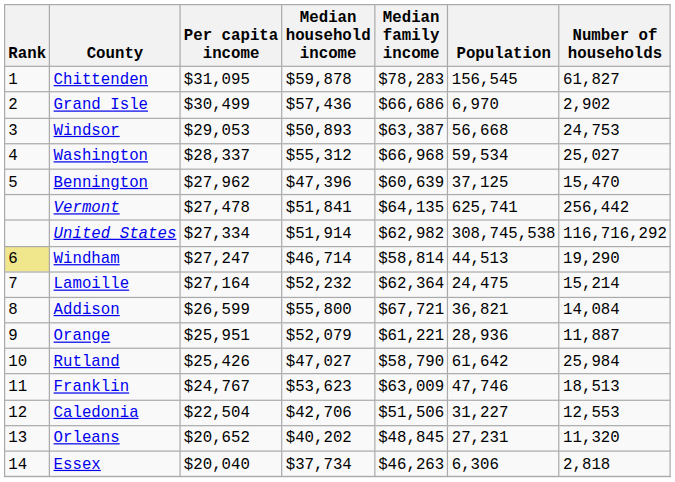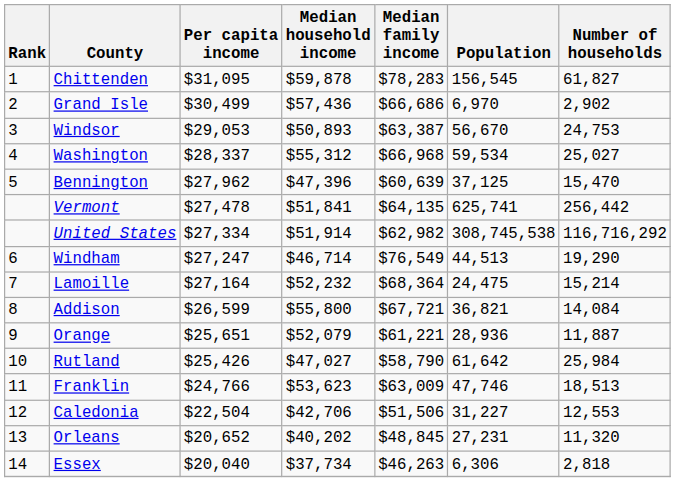(480, 131) 56,668 -> (480, 131) 56,670
(13, 259) khaki background -> (13, 259) no background
(411, 259) $58,814 -> (411, 259) $76,549
(411, 284) $62,364 -> (411, 284) $68,364
(217, 336) $25,951 -> (217, 336) $25,651
(217, 387) $24,767 -> (217, 387) $24,766
